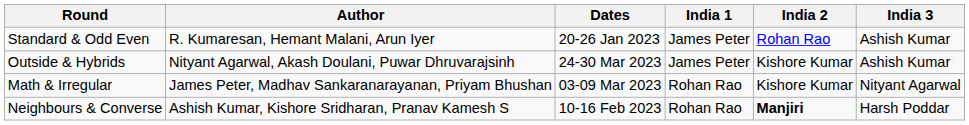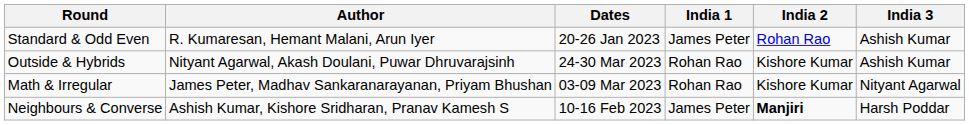(709, 62) James Peter -> (705, 62) Rohan Rao
(705, 108) Rohan Rao -> (709, 108) James Peter
